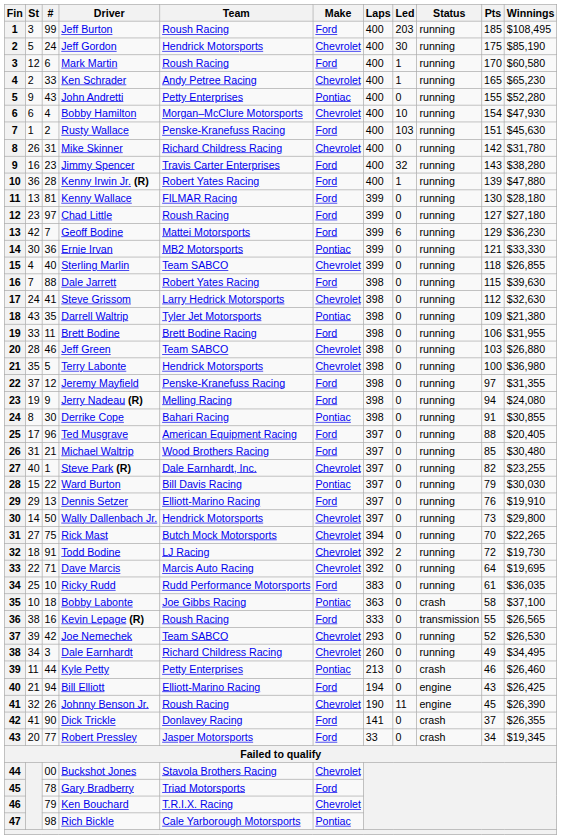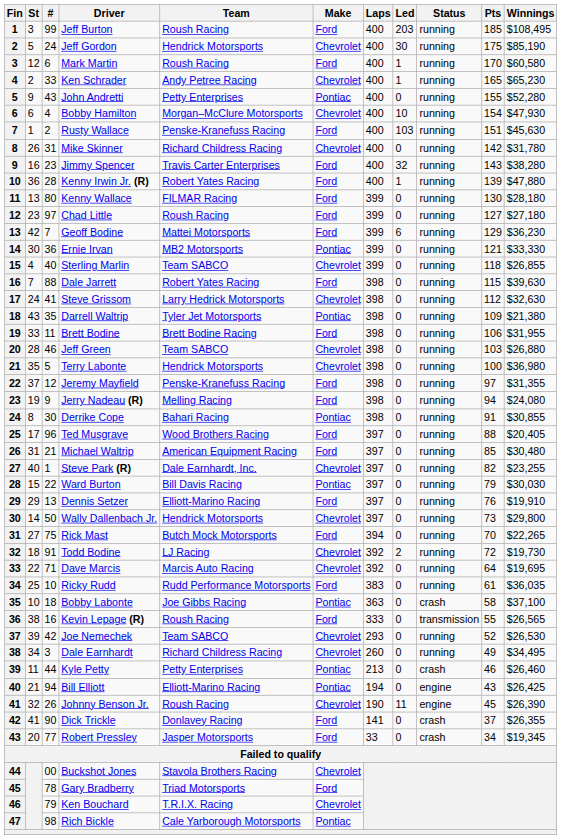(50, 198) 81 -> (50, 198) 80
(230, 434) American Equipment Racing -> (216, 434) Wood Brothers Racing
(216, 451) Wood Brothers Racing -> (230, 451) American Equipment Racing
(338, 535) Chevrolet -> (326, 535) Ford
(326, 687) Ford -> (333, 687) Pontiac
